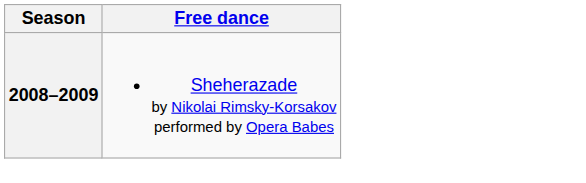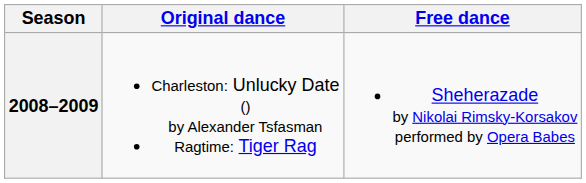+ column: (223, 18)
